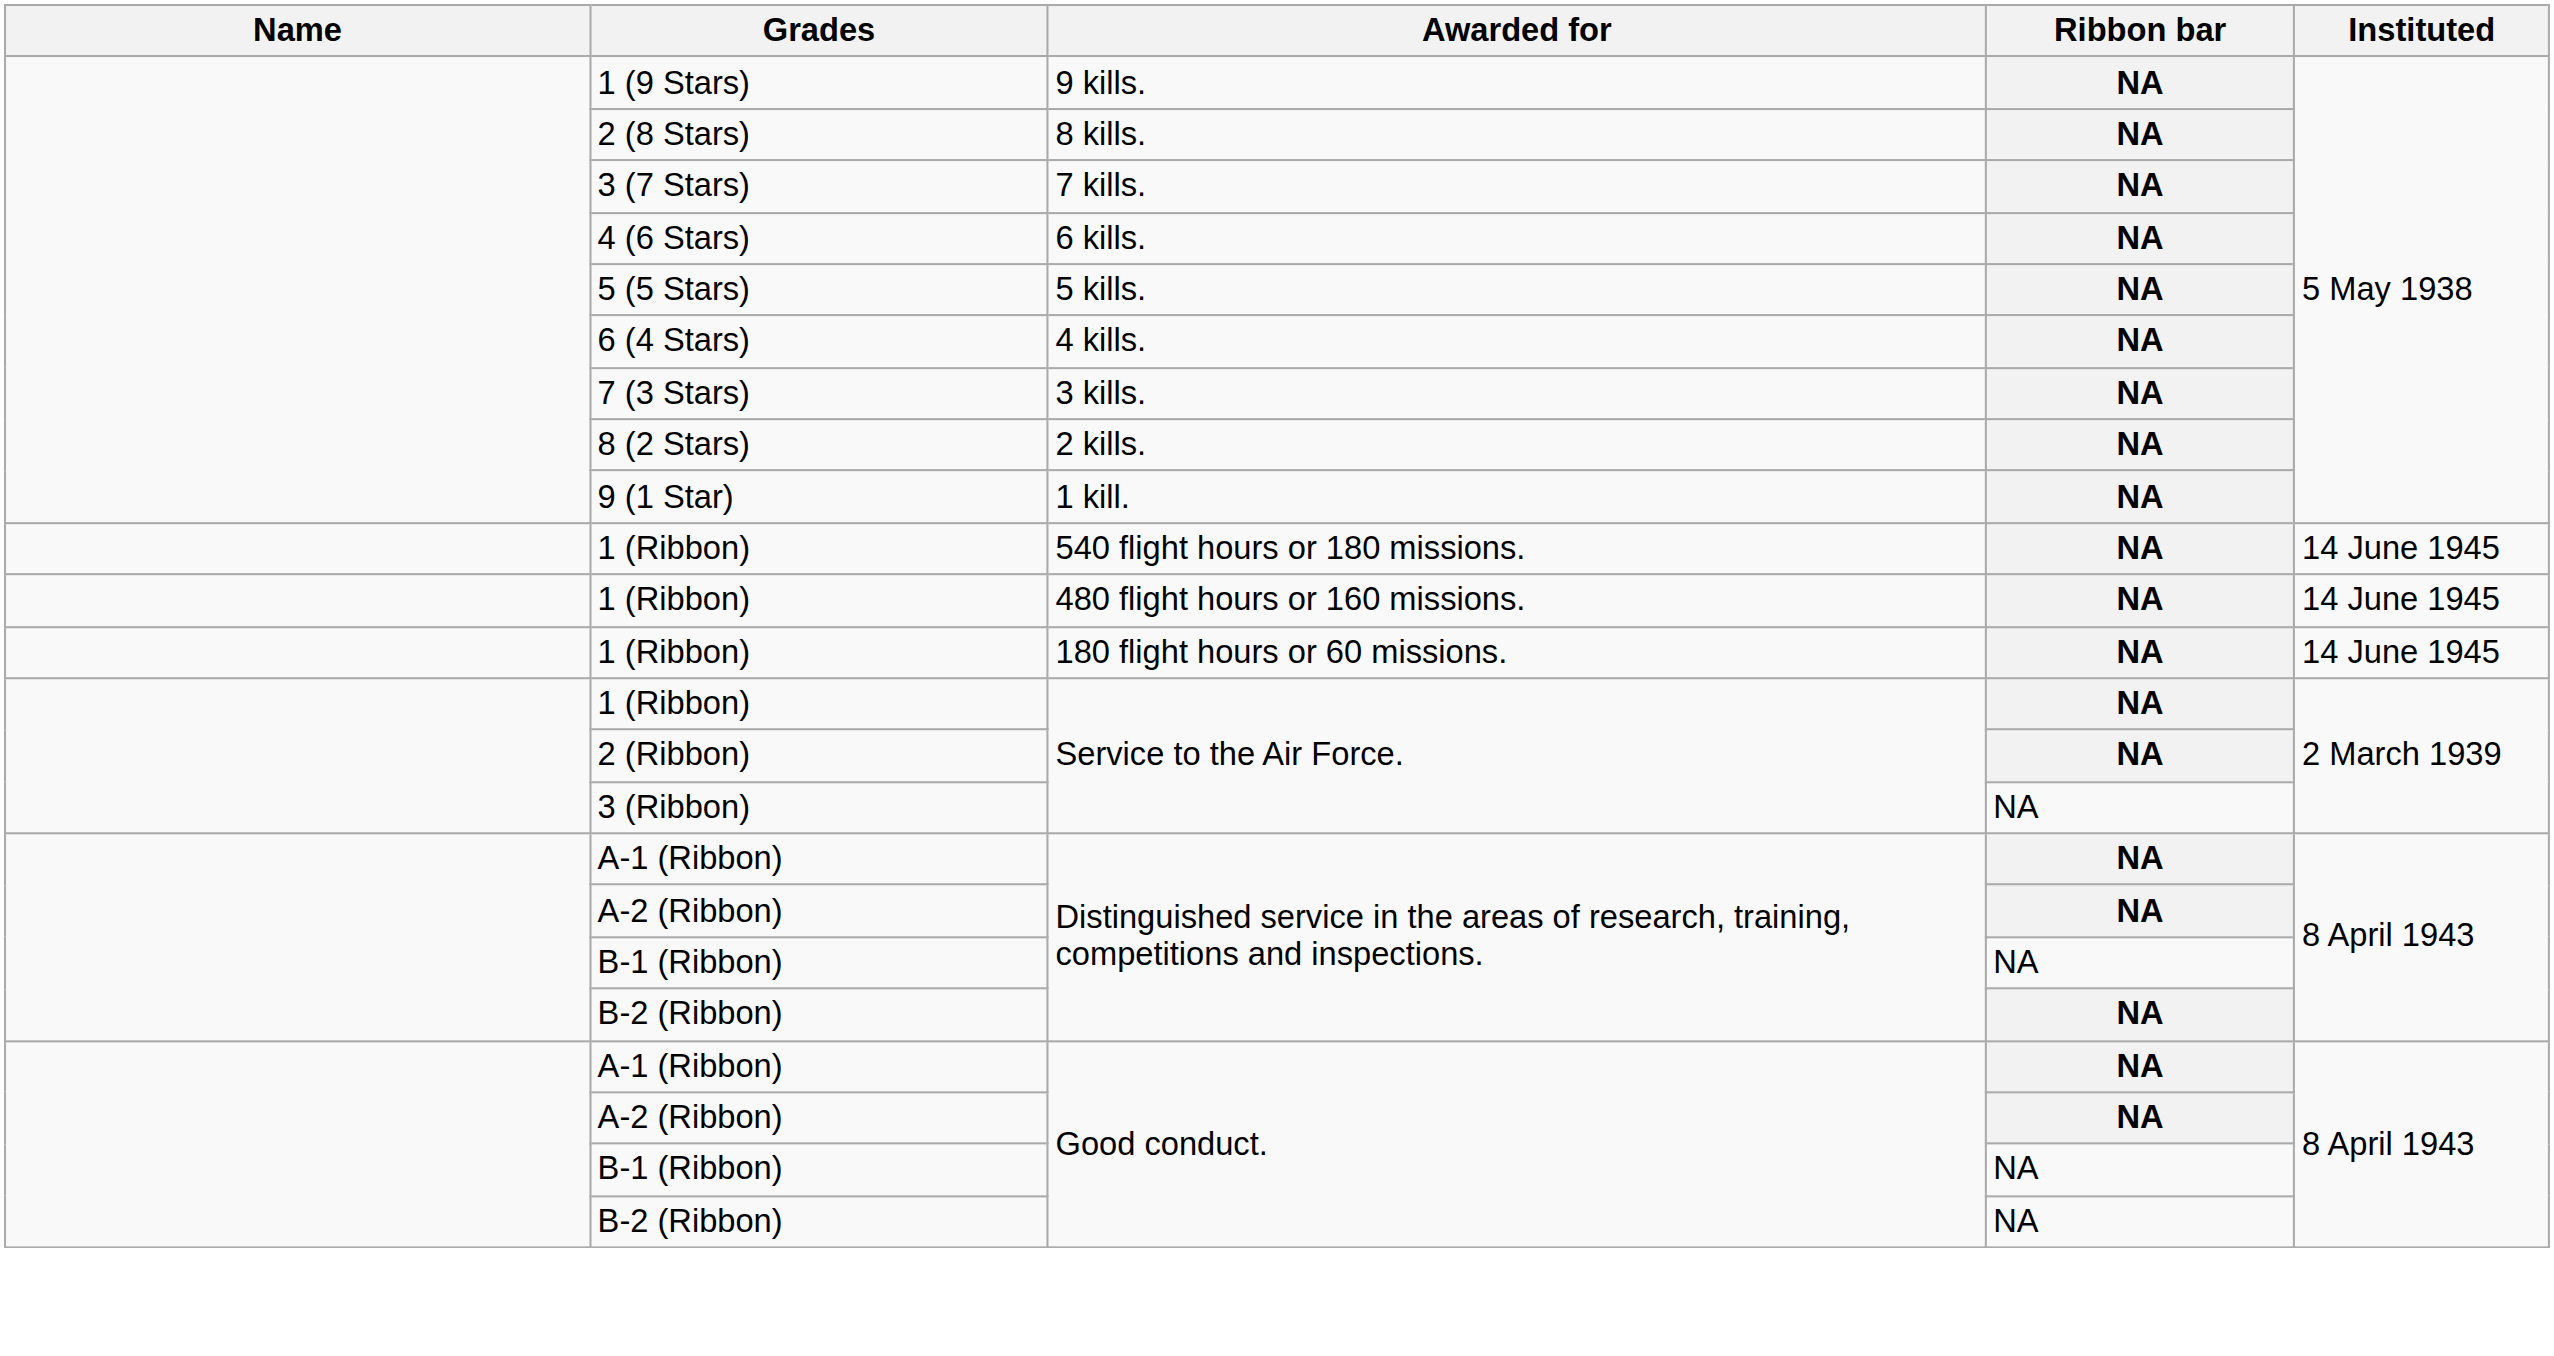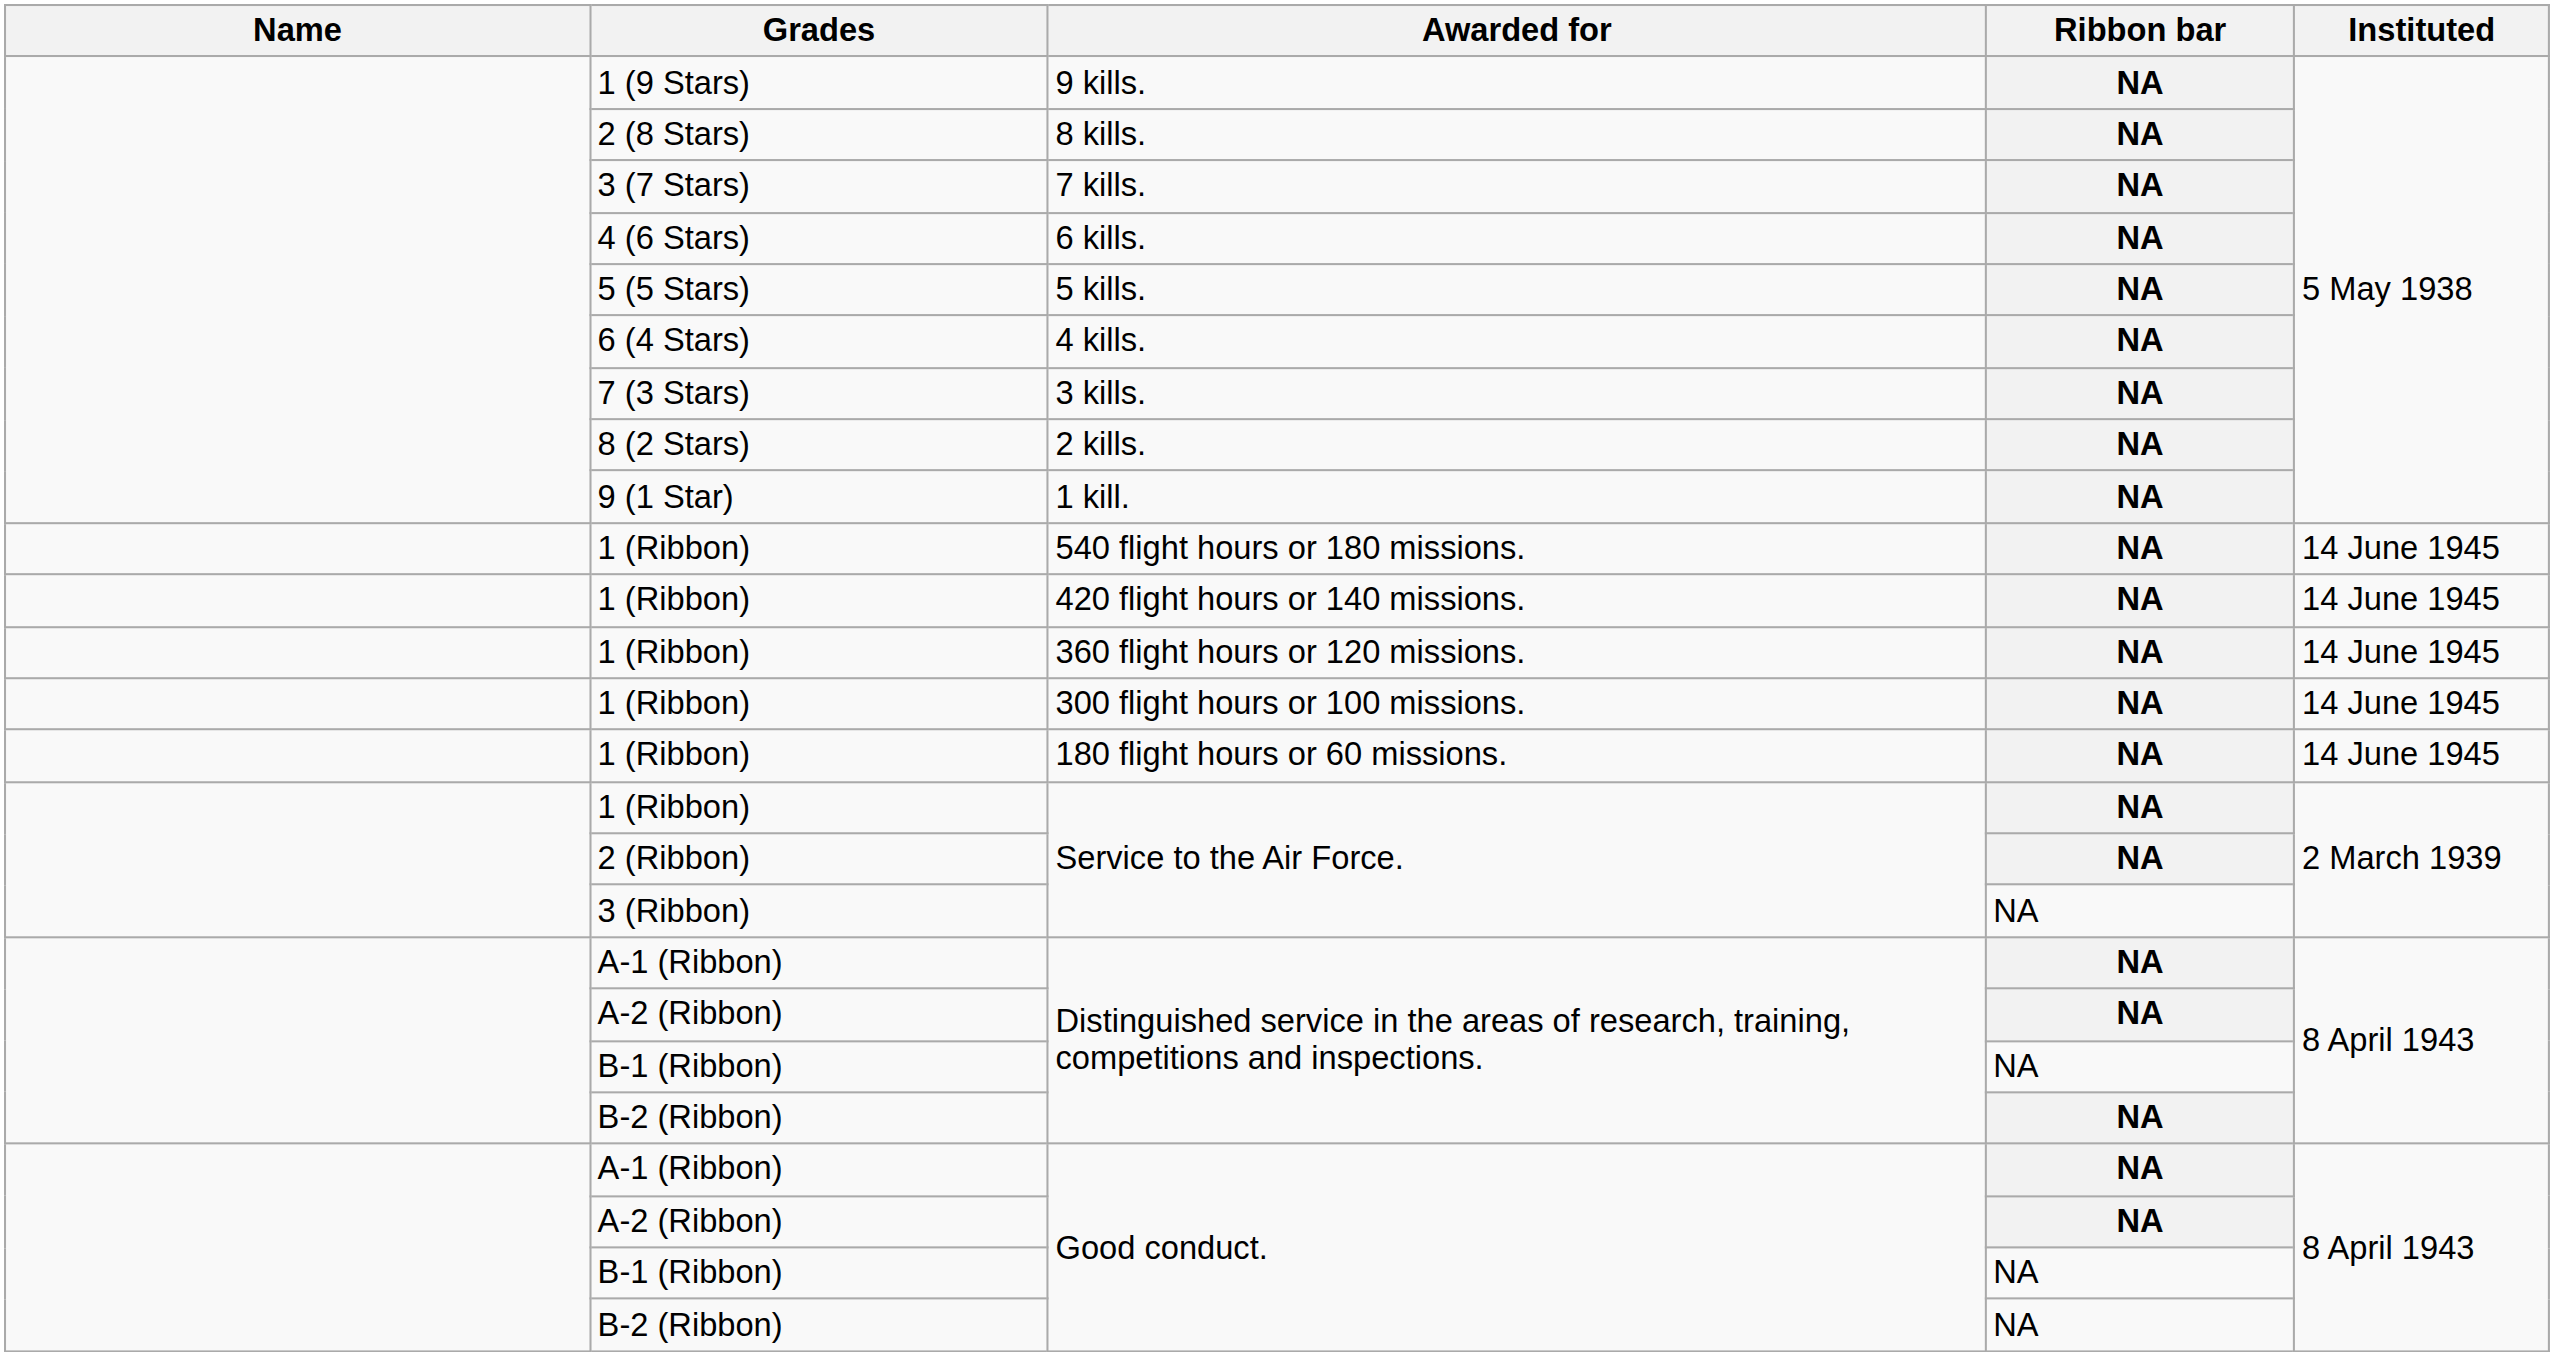- row: (674, 599)
+ row: (674, 599)
+ row: (674, 651)
+ row: (674, 703)
